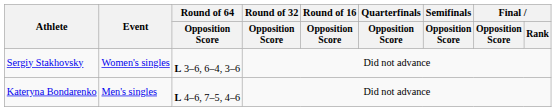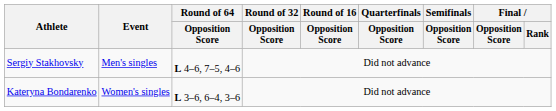(136, 63) Women's singles -> (129, 63) Men's singles
(207, 69) L 3–6, 6–4, 3–6 -> (207, 69) L 4–6, 7–5, 4–6
(129, 92) Men's singles -> (136, 92) Women's singles
(207, 98) L 4–6, 7–5, 4–6 -> (207, 98) L 3–6, 6–4, 3–6
